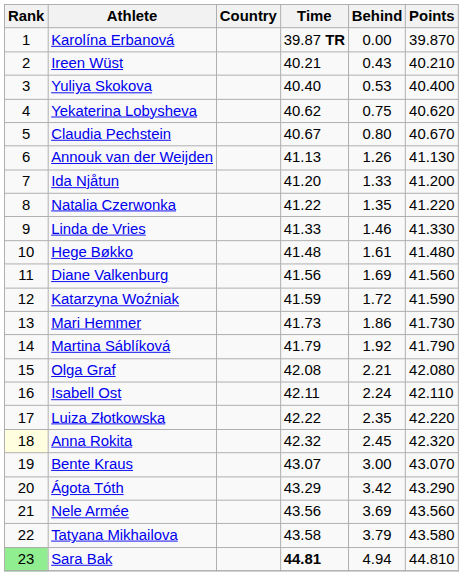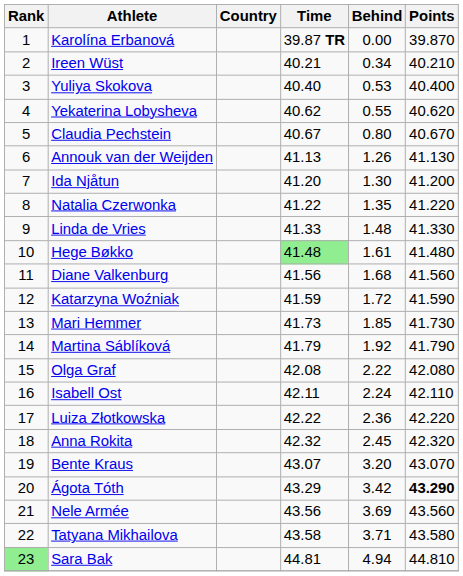(377, 63) 0.43 -> (377, 63) 0.34
(377, 110) 0.75 -> (377, 110) 0.55
(377, 181) 1.33 -> (377, 181) 1.30
(377, 228) 1.46 -> (377, 228) 1.48
(302, 252) no background -> (302, 252) lightgreen background
(377, 275) 1.69 -> (377, 275) 1.68
(377, 323) 1.86 -> (377, 323) 1.85
(377, 370) 2.21 -> (377, 370) 2.22
(377, 417) 2.35 -> (377, 417) 2.36
(26, 441) lightyellow background -> (26, 441) no background
(377, 464) 3.00 -> (377, 464) 3.20
(432, 488) normal -> (432, 488) bold
(377, 535) 3.79 -> (377, 535) 3.71
(302, 559) bold -> (302, 559) normal
